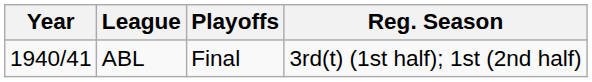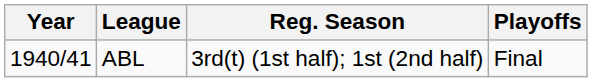columns swapped: (435, 22) <-> (235, 22)
